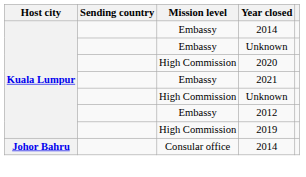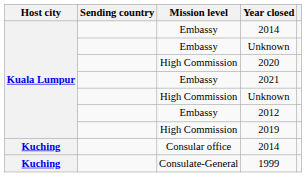(41, 146) Johor Bahru -> (41, 146) Kuching
+ row: (199, 163)
